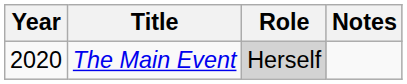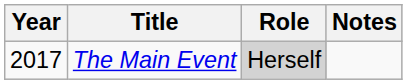(36, 60) 2020 -> (36, 60) 2017
